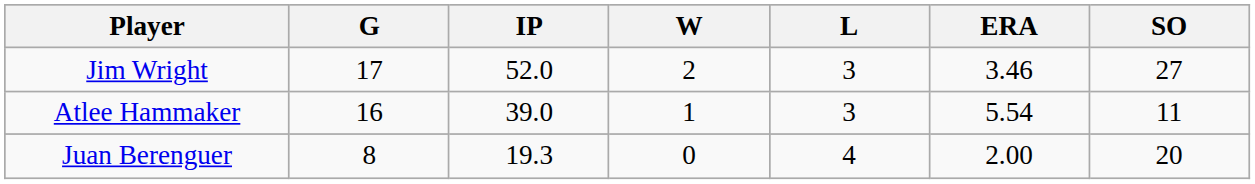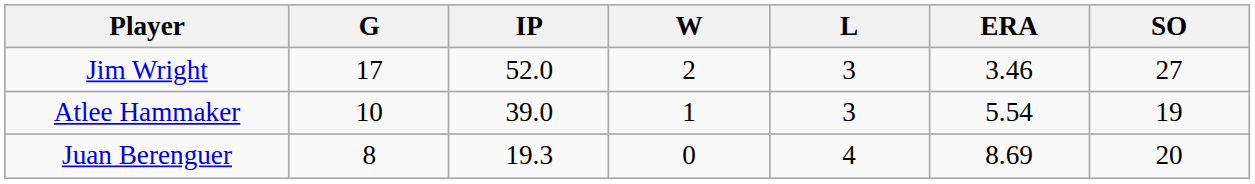(369, 112) 16 -> (369, 112) 10
(1169, 112) 11 -> (1169, 112) 19
(1009, 155) 2.00 -> (1009, 155) 8.69
